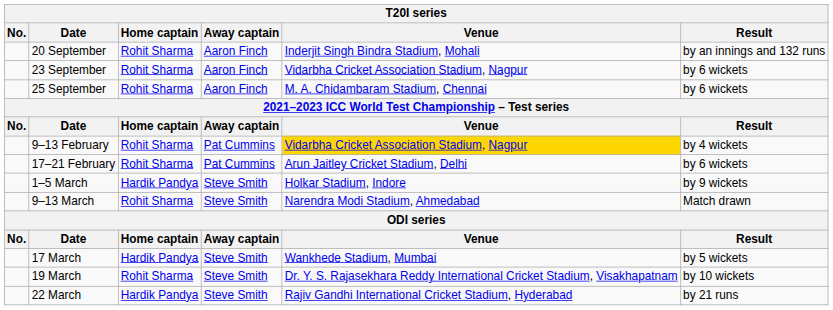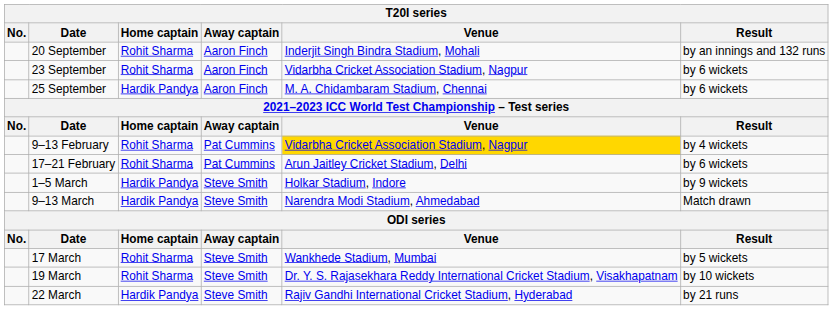(157, 88) Rohit Sharma -> (160, 88) Hardik Pandya
(157, 201) Rohit Sharma -> (160, 201) Hardik Pandya
(160, 257) Hardik Pandya -> (157, 257) Rohit Sharma
